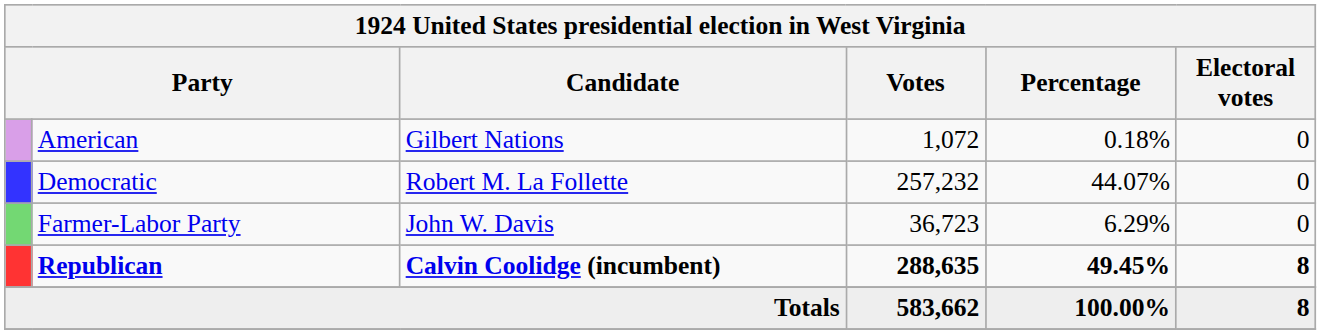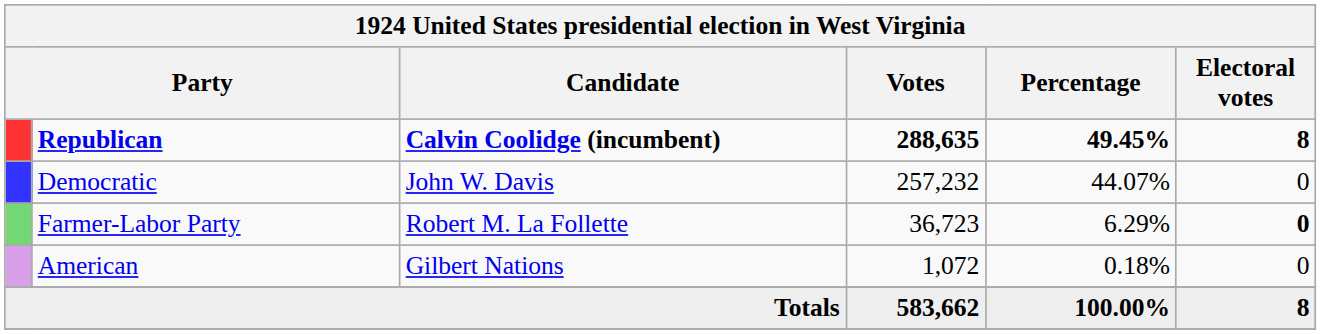rows swapped: (100, 266) <-> (88, 140)
(517, 182) Robert M. La Follette -> (480, 182) John W. Davis
(480, 224) John W. Davis -> (517, 224) Robert M. La Follette
(1303, 224) normal -> (1303, 224) bold
